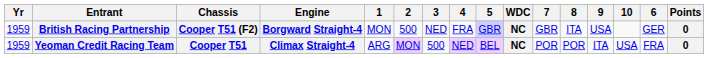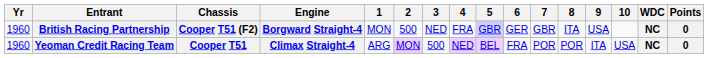columns swapped: (654, 13) <-> (518, 13)
(18, 29) 1959 -> (18, 29) 1960
(18, 46) 1959 -> (18, 46) 1960
